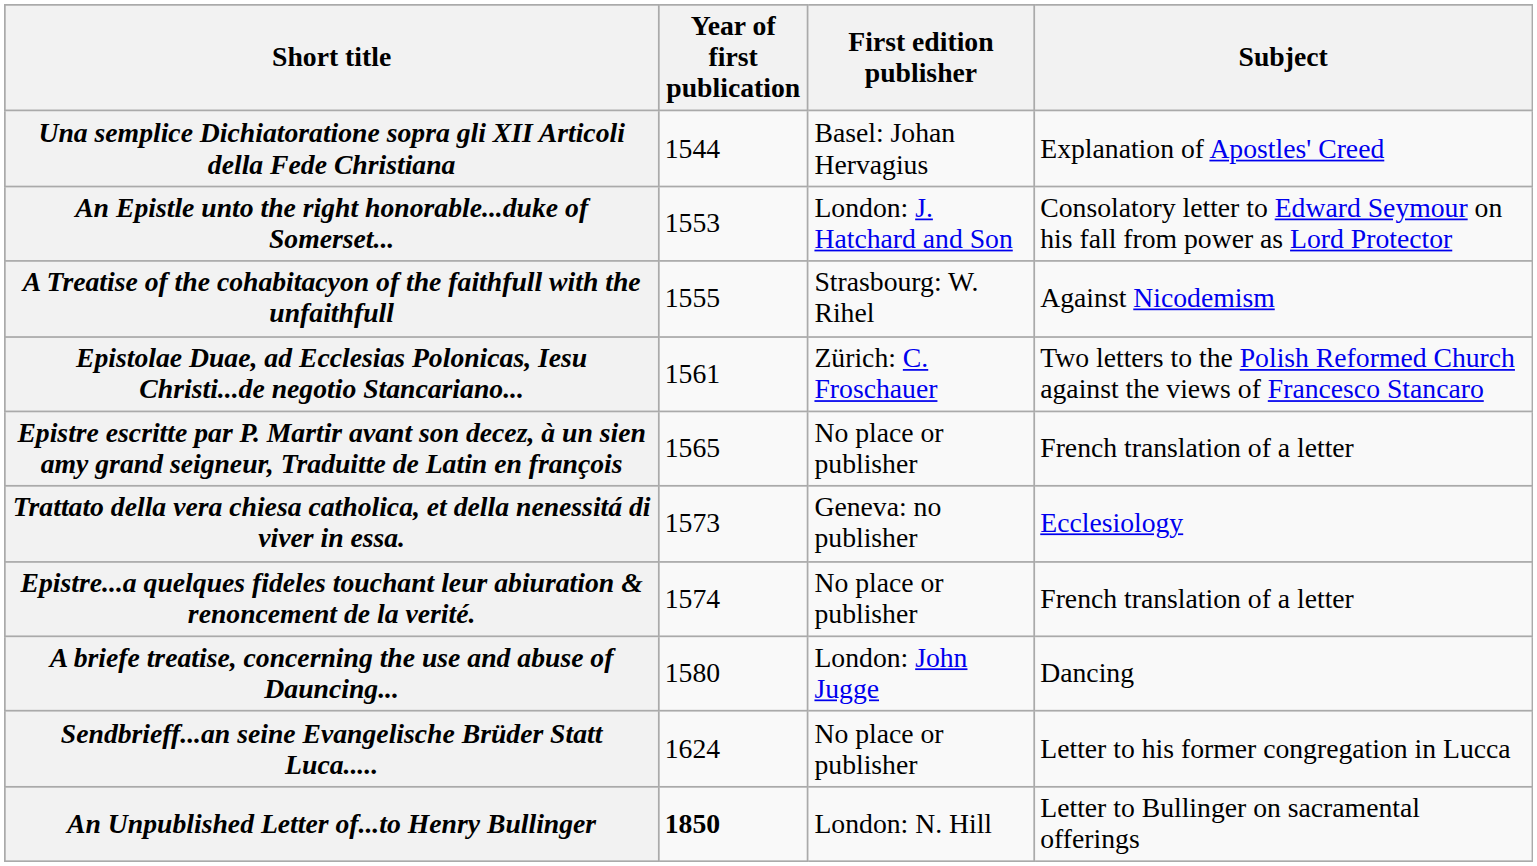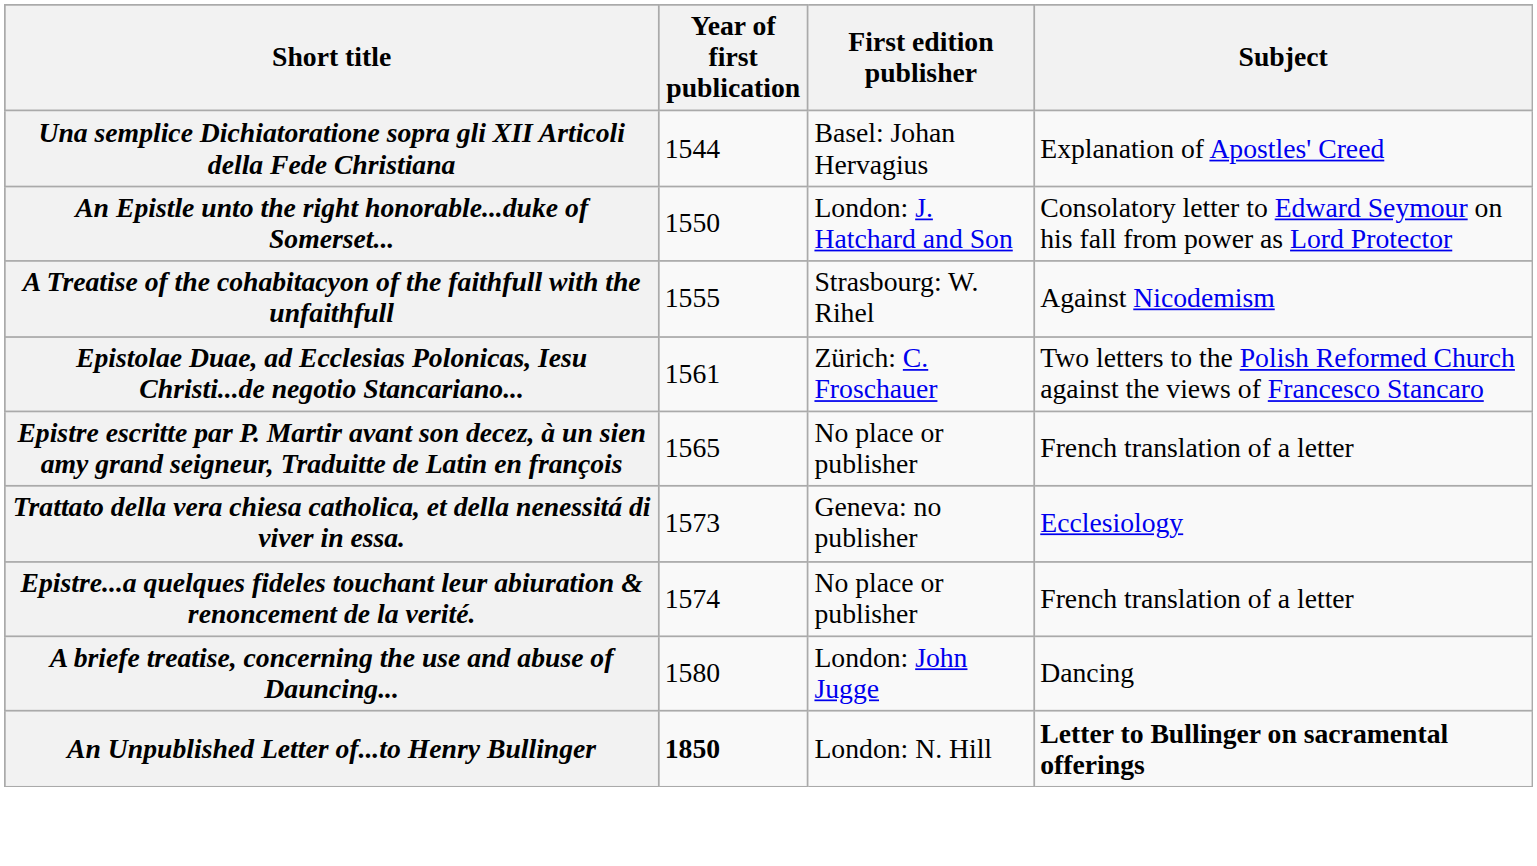(692, 223) 1553 -> (692, 223) 1550
- row: (332, 748)
(1230, 823) normal -> (1244, 748) bold
